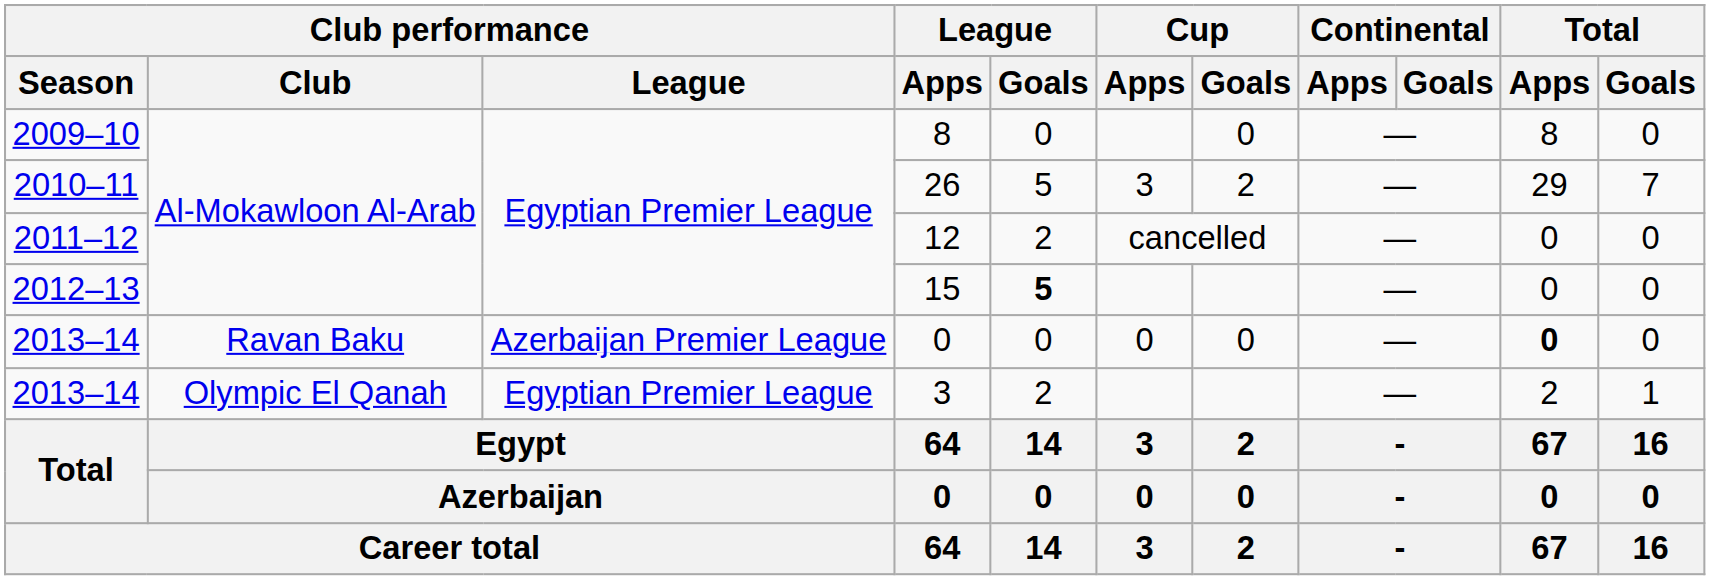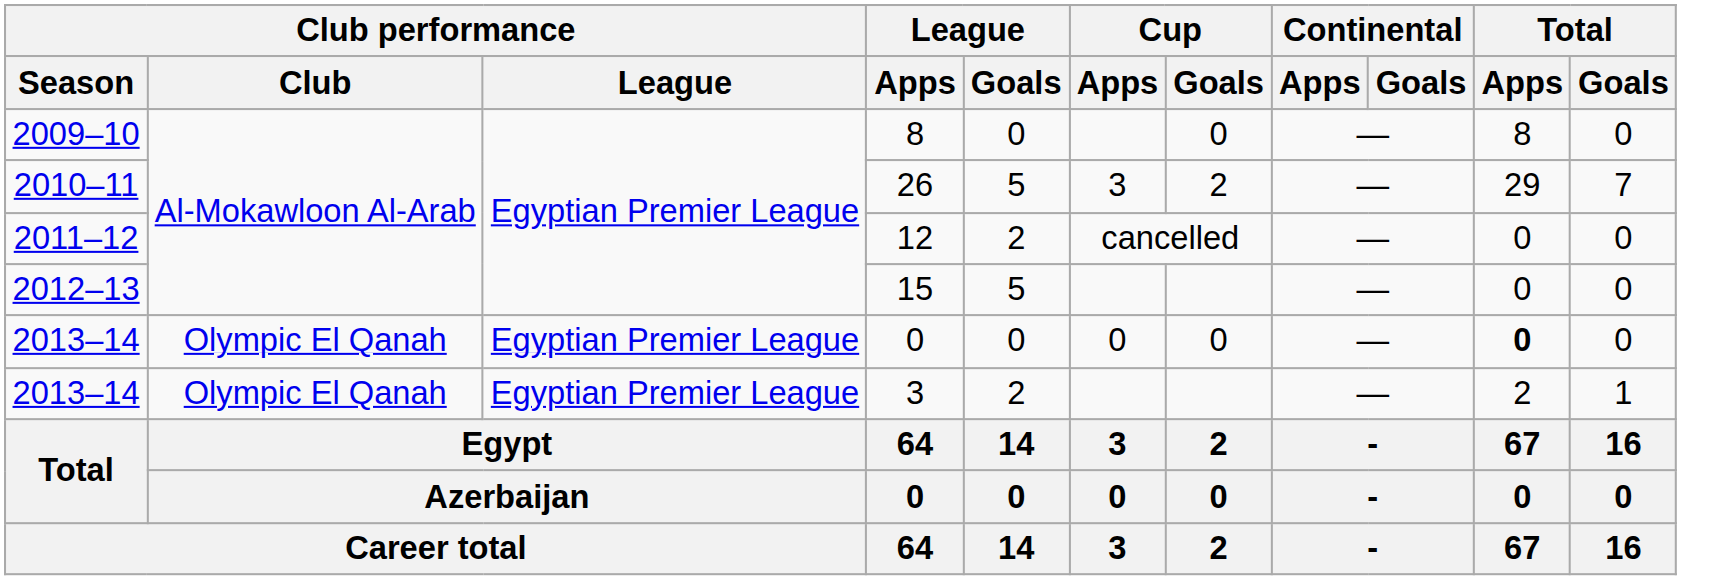(1043, 289) bold -> (1016, 289) normal
(315, 340) Ravan Baku -> (315, 340) Olympic El Qanah
(689, 340) Azerbaijan Premier League -> (675, 340) Egyptian Premier League
